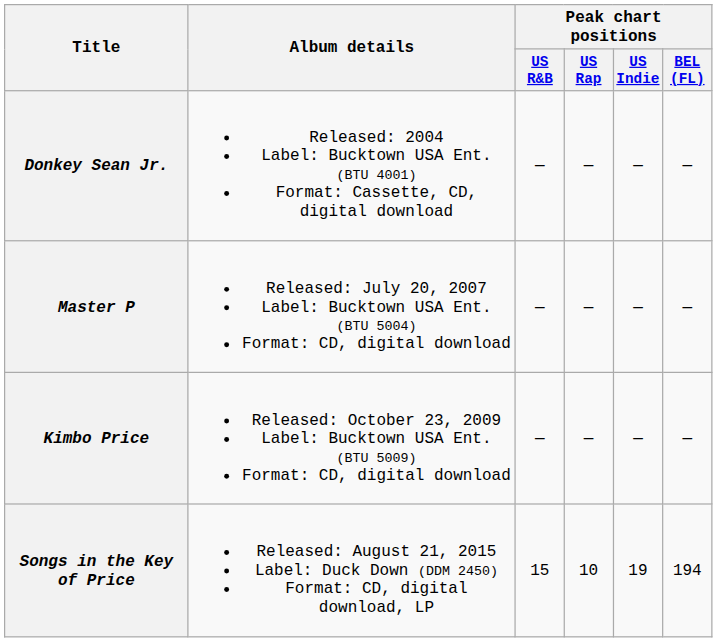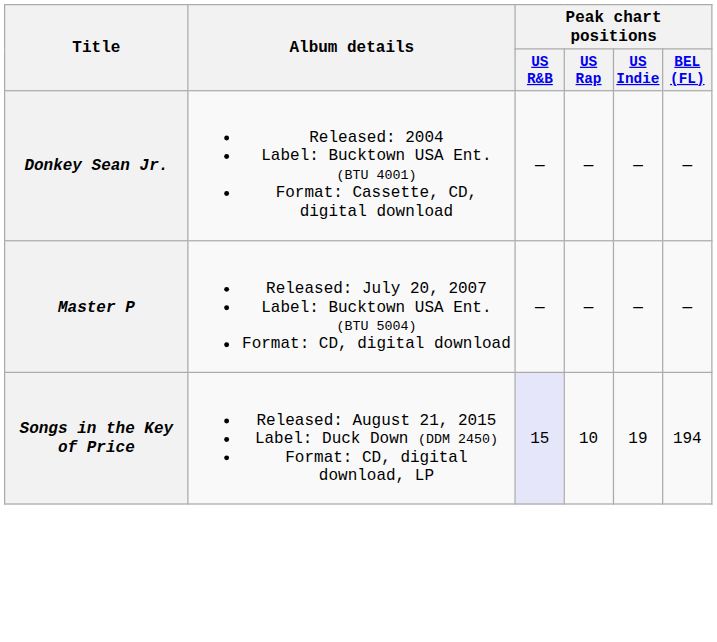- row: (96, 439)
(540, 570) no background -> (540, 439) lavender background
